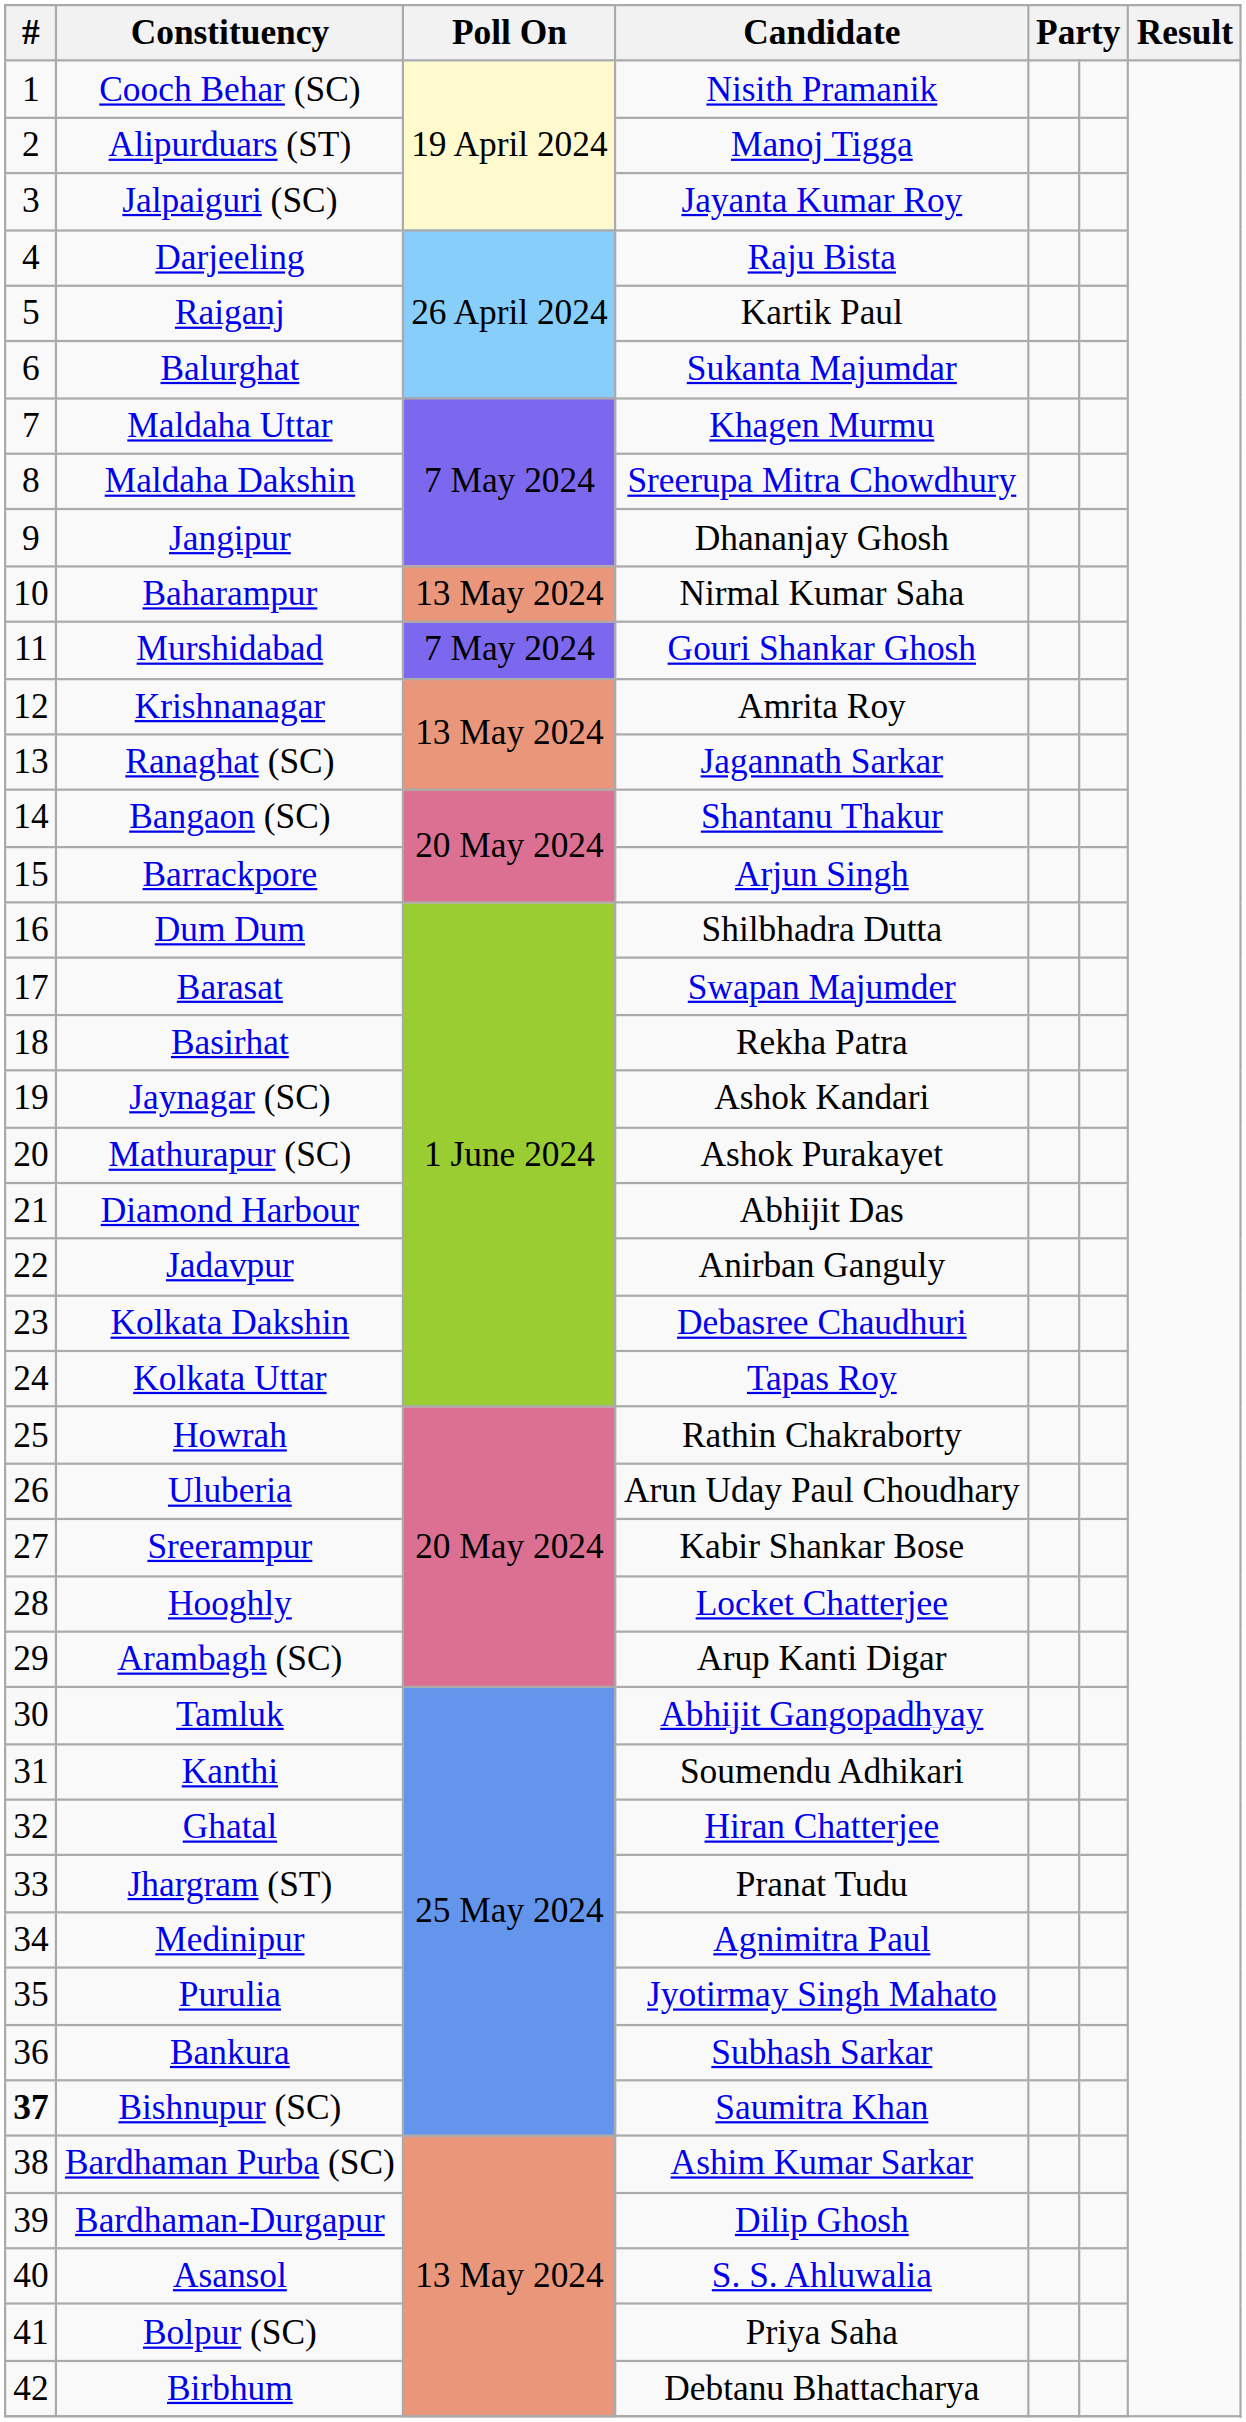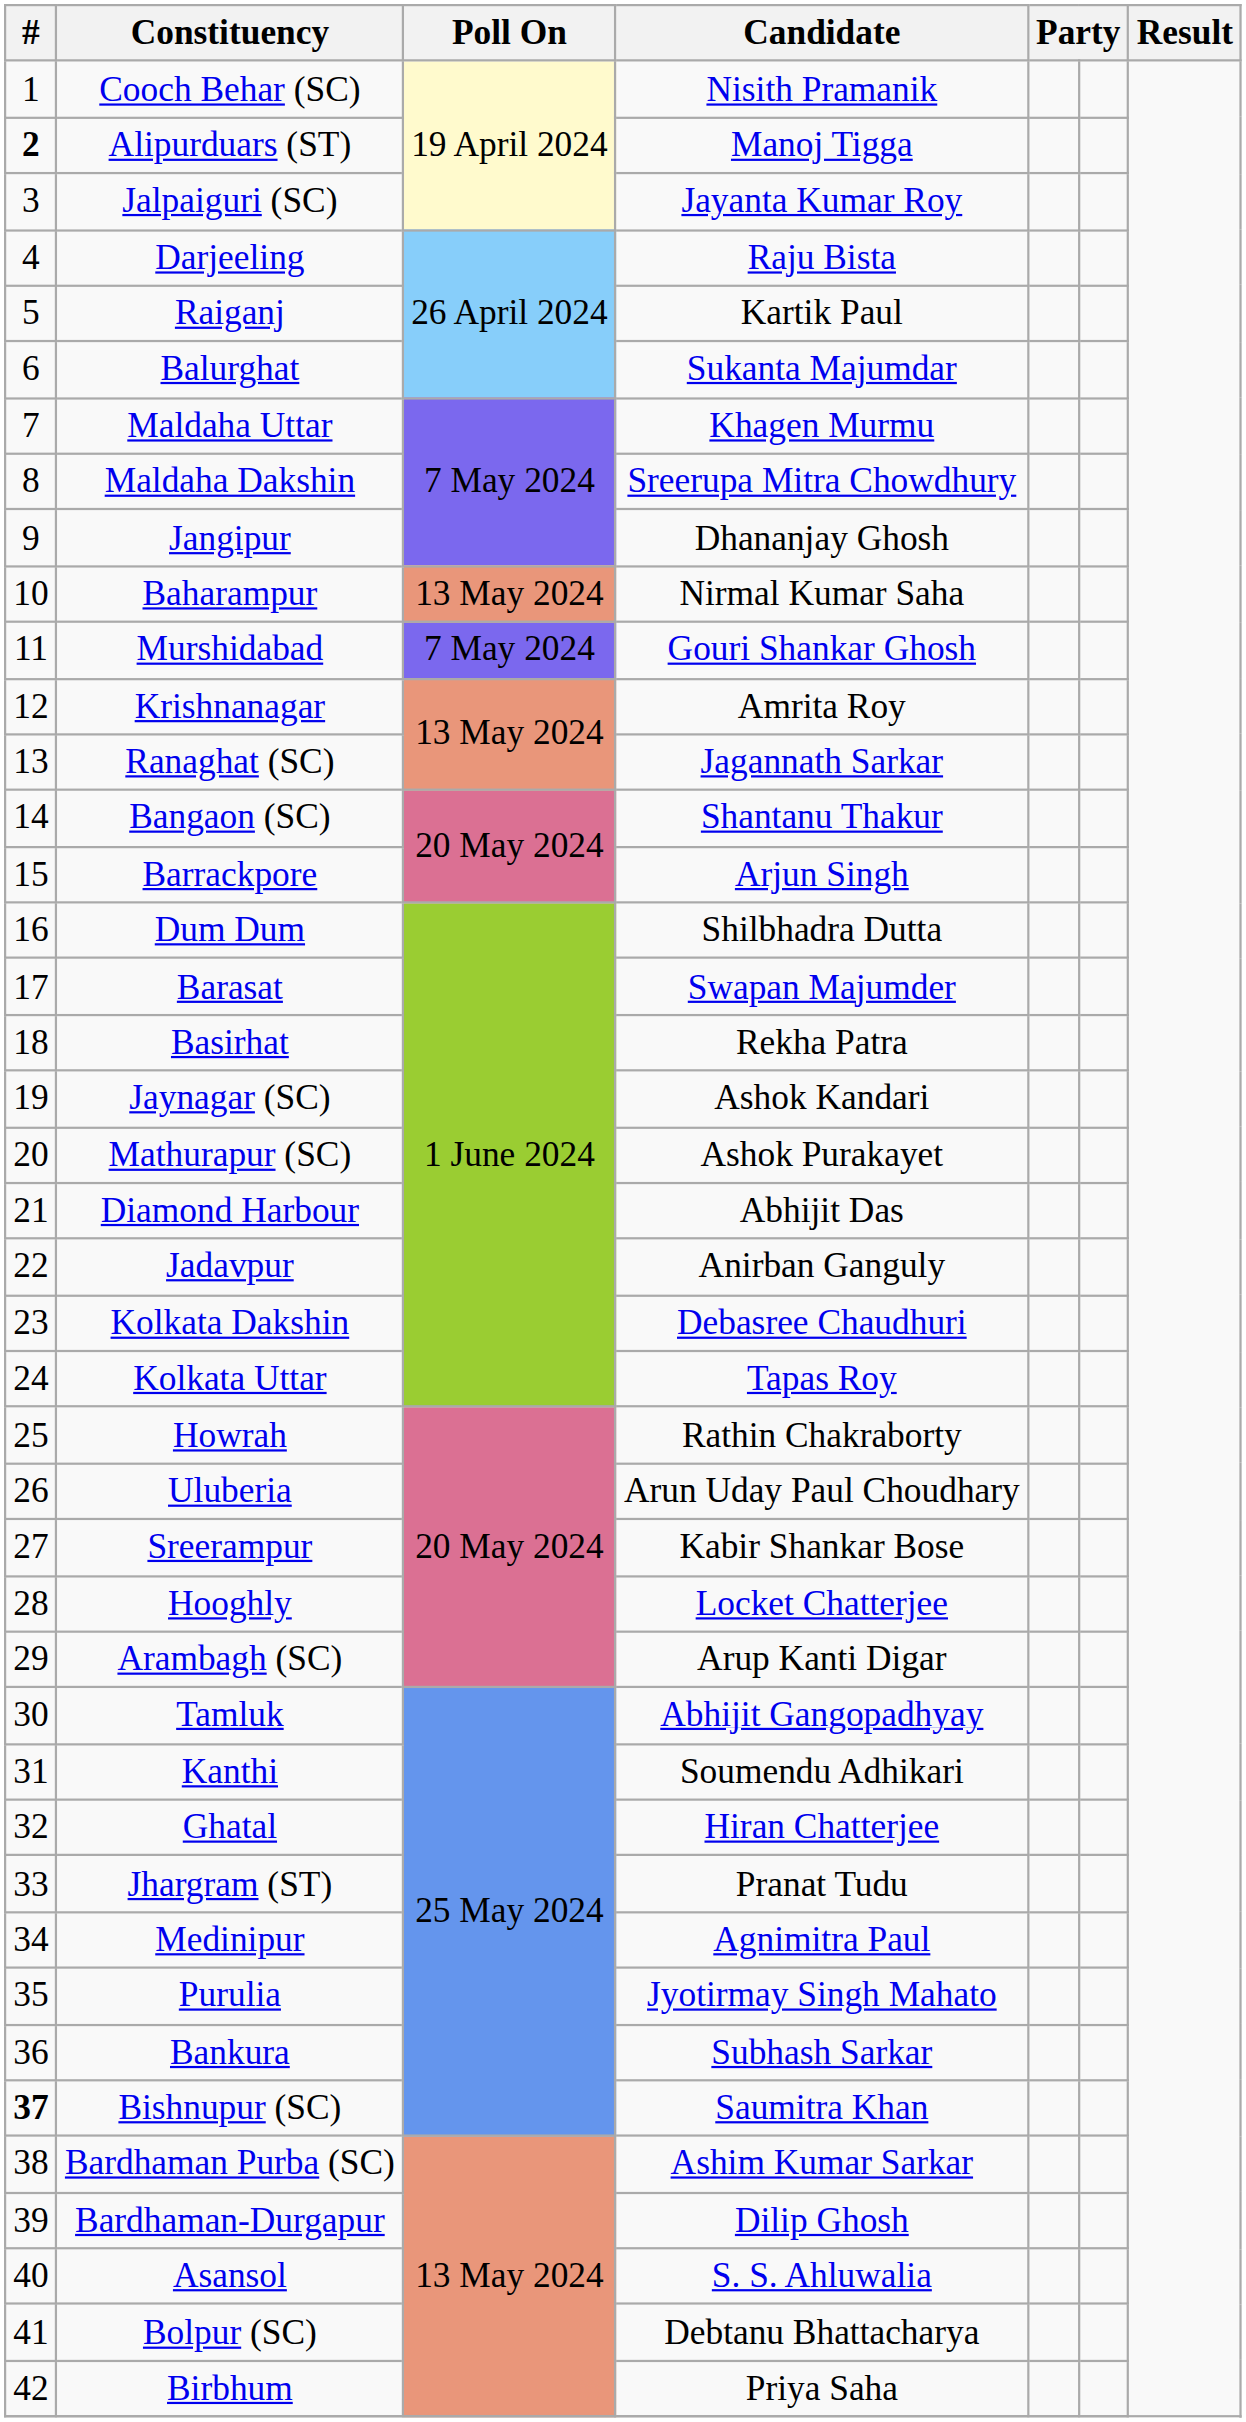(31, 144) normal -> (31, 144) bold
(822, 2331) Priya Saha -> (822, 2331) Debtanu Bhattacharya
(822, 2387) Debtanu Bhattacharya -> (822, 2387) Priya Saha
